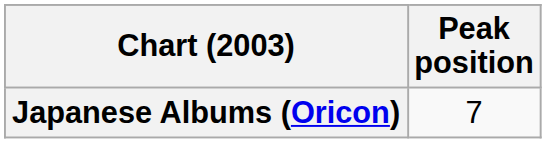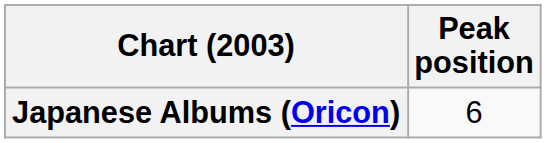(474, 112) 7 -> (474, 112) 6
